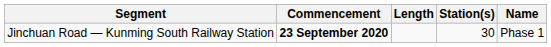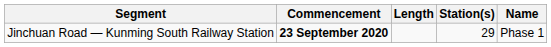(488, 33) 30 -> (488, 33) 29
